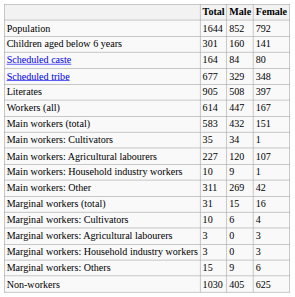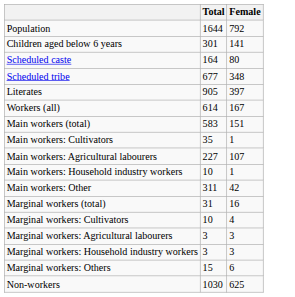- column: (240, 12)
